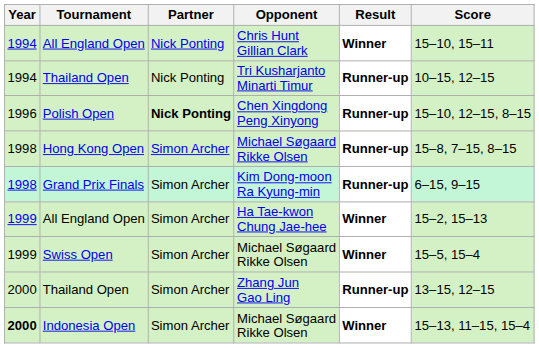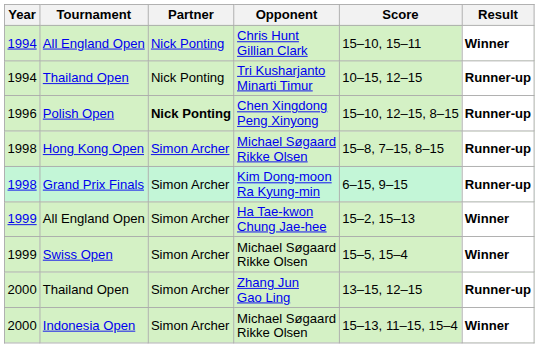columns swapped: (473, 15) <-> (375, 15)
(22, 325) bold -> (22, 325) normal
